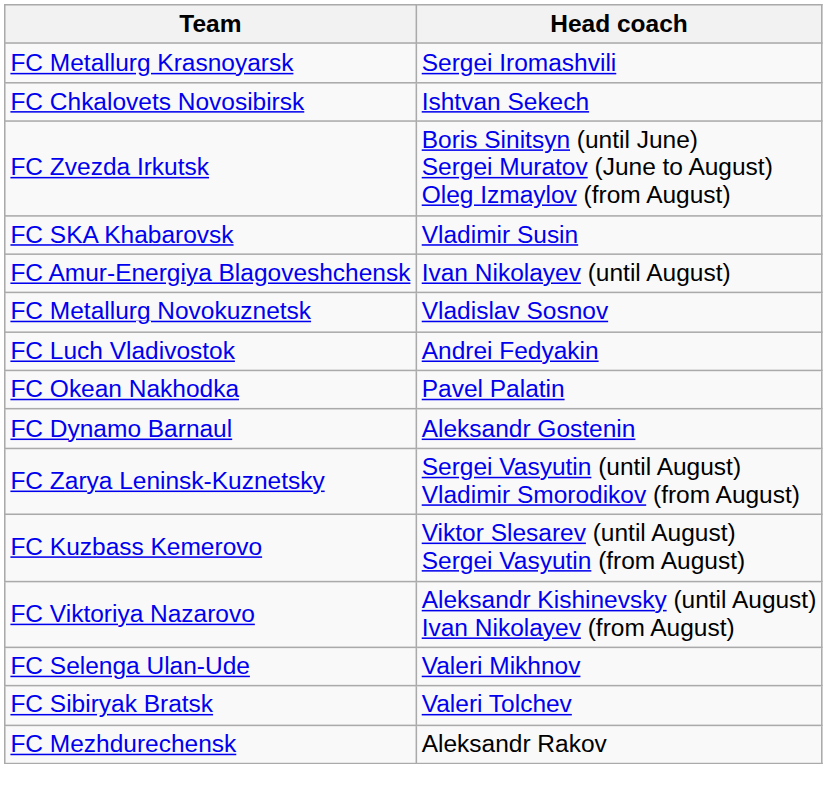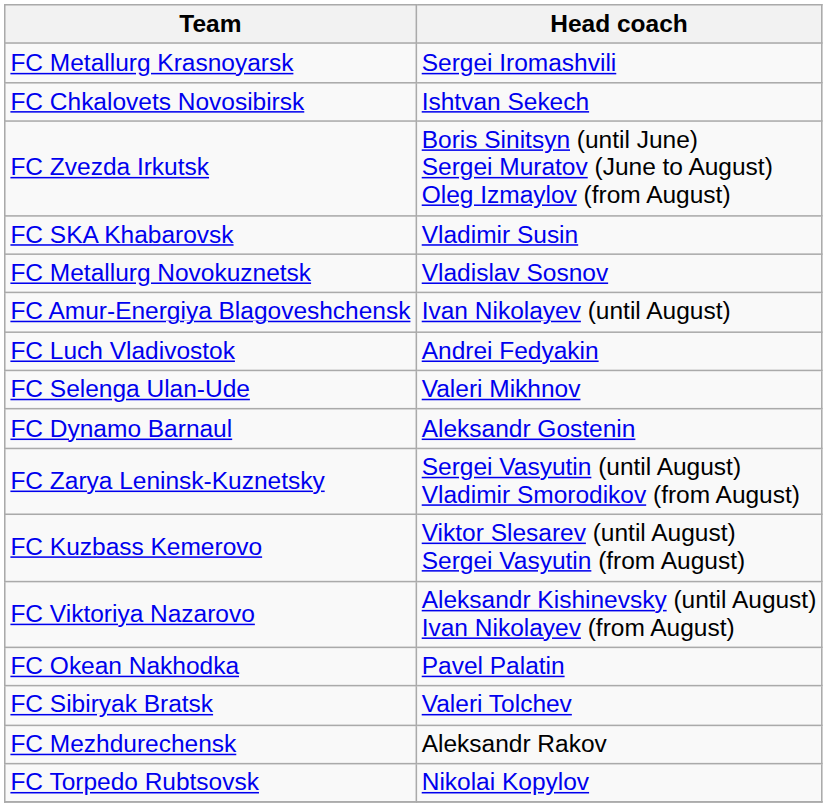rows swapped: (161, 311) <-> (210, 273)
rows swapped: (130, 666) <-> (125, 389)
+ row: (135, 782)
